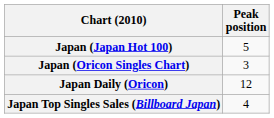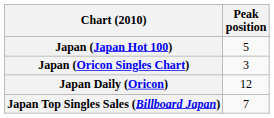(246, 103) 4 -> (246, 103) 7
